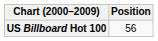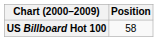(131, 28) 56 -> (131, 28) 58
